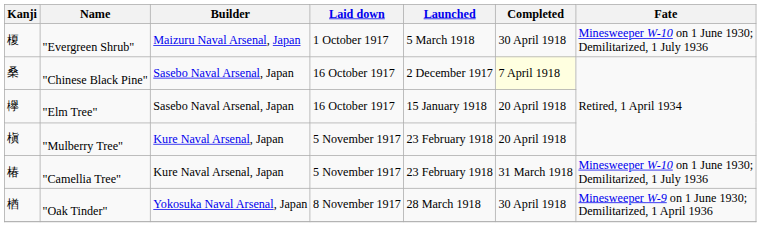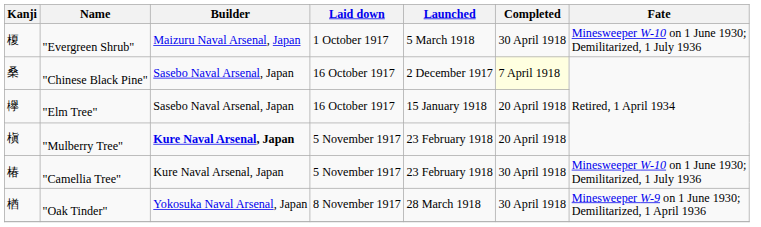(218, 139) normal -> (224, 139) bold
(536, 172) 31 March 1918 -> (532, 172) 30 April 1918
